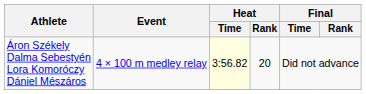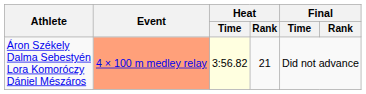(151, 64) no background -> (151, 64) lightsalmon background
(265, 64) 20 -> (265, 64) 21
